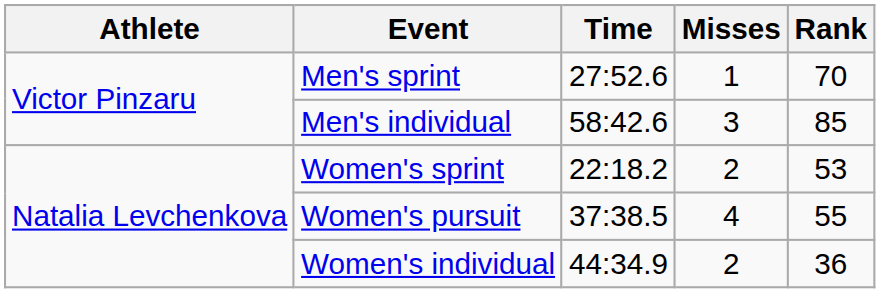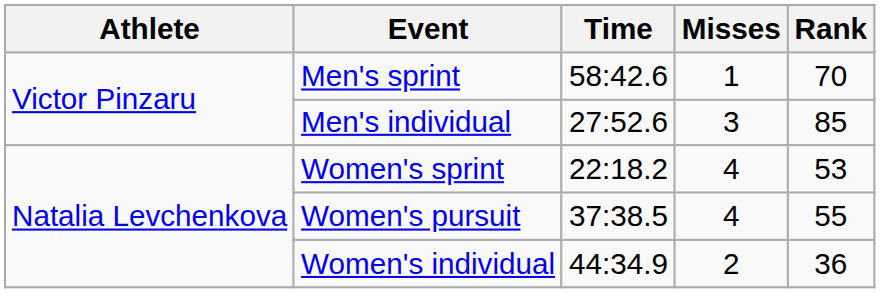(618, 76) 27:52.6 -> (618, 76) 58:42.6
(618, 123) 58:42.6 -> (618, 123) 27:52.6
(731, 169) 2 -> (731, 169) 4
